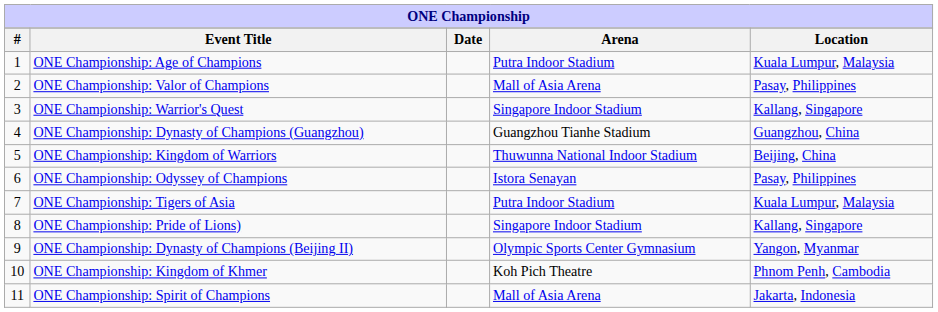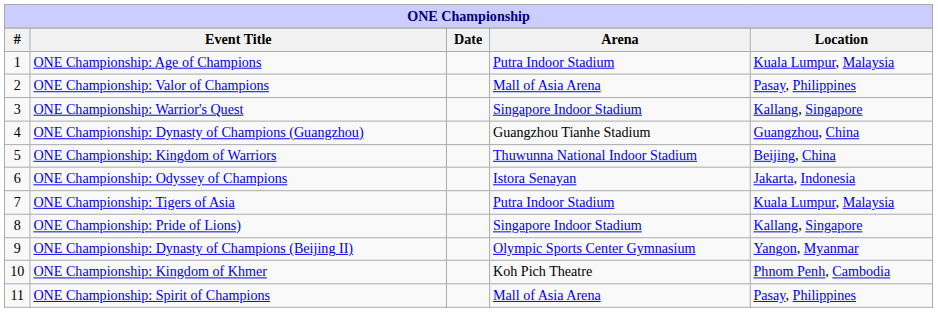(805, 179) Pasay, Philippines -> (804, 179) Jakarta, Indonesia
(804, 295) Jakarta, Indonesia -> (805, 295) Pasay, Philippines
